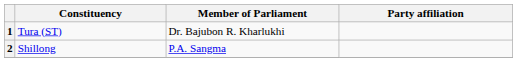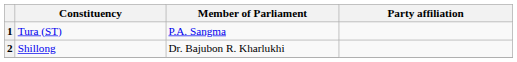(226, 31) Dr. Bajubon R. Kharlukhi -> (197, 31) P.A. Sangma
(197, 48) P.A. Sangma -> (226, 48) Dr. Bajubon R. Kharlukhi
